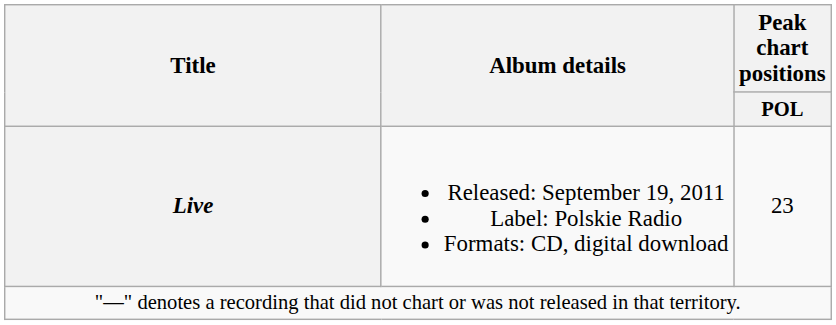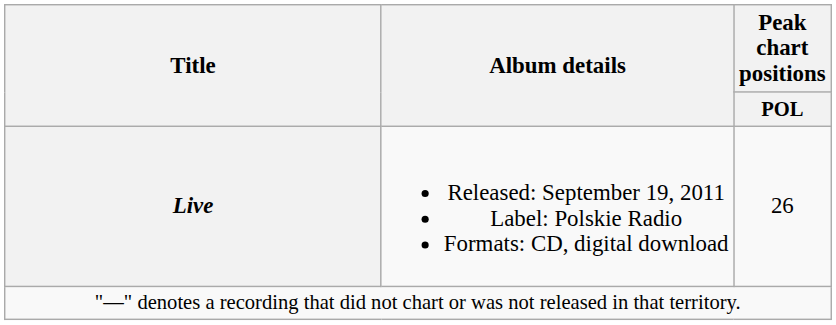(782, 205) 23 -> (782, 205) 26
